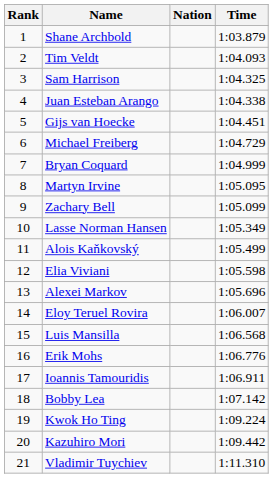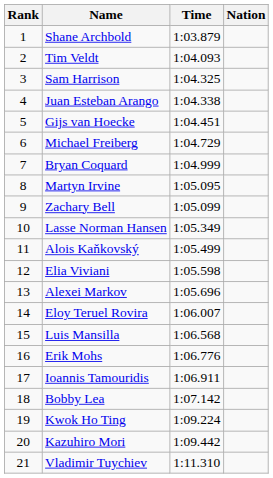columns swapped: (192, 15) <-> (242, 15)
